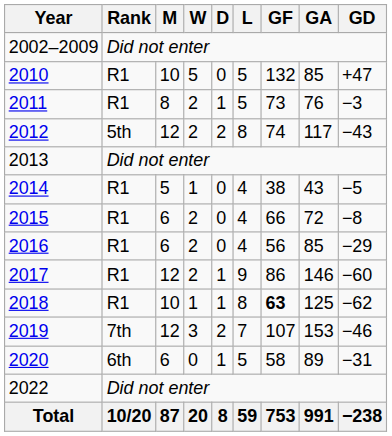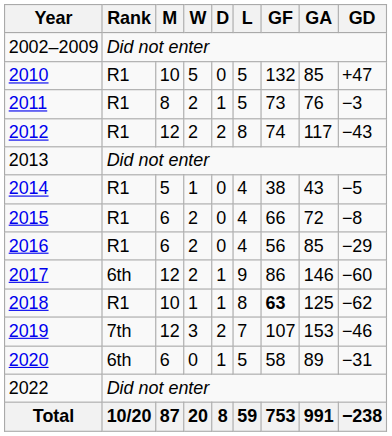(119, 132) 5th -> (118, 132) R1
(118, 274) R1 -> (119, 274) 6th
